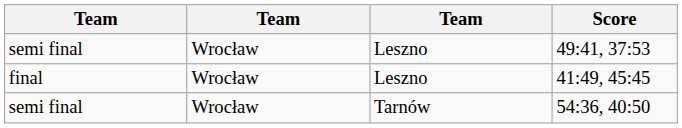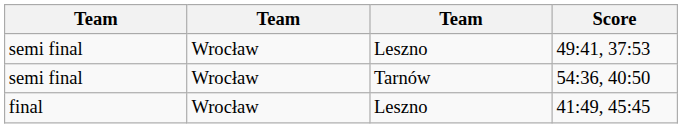rows swapped: (603, 107) <-> (603, 78)
